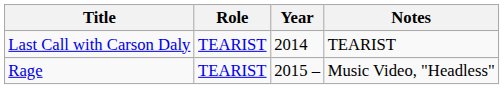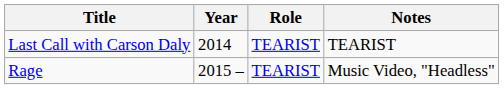columns swapped: (232, 17) <-> (297, 17)
